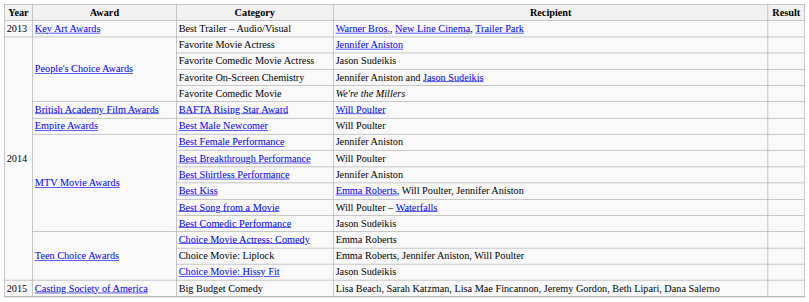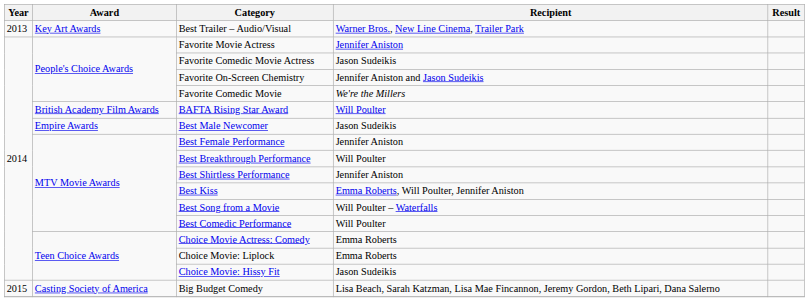(361, 126) Will Poulter -> (366, 126) Jason Sudeikis
(366, 223) Jason Sudeikis -> (361, 223) Will Poulter
(430, 256) Emma Roberts, Jennifer Aniston, Will Poulter -> (366, 256) Emma Roberts
